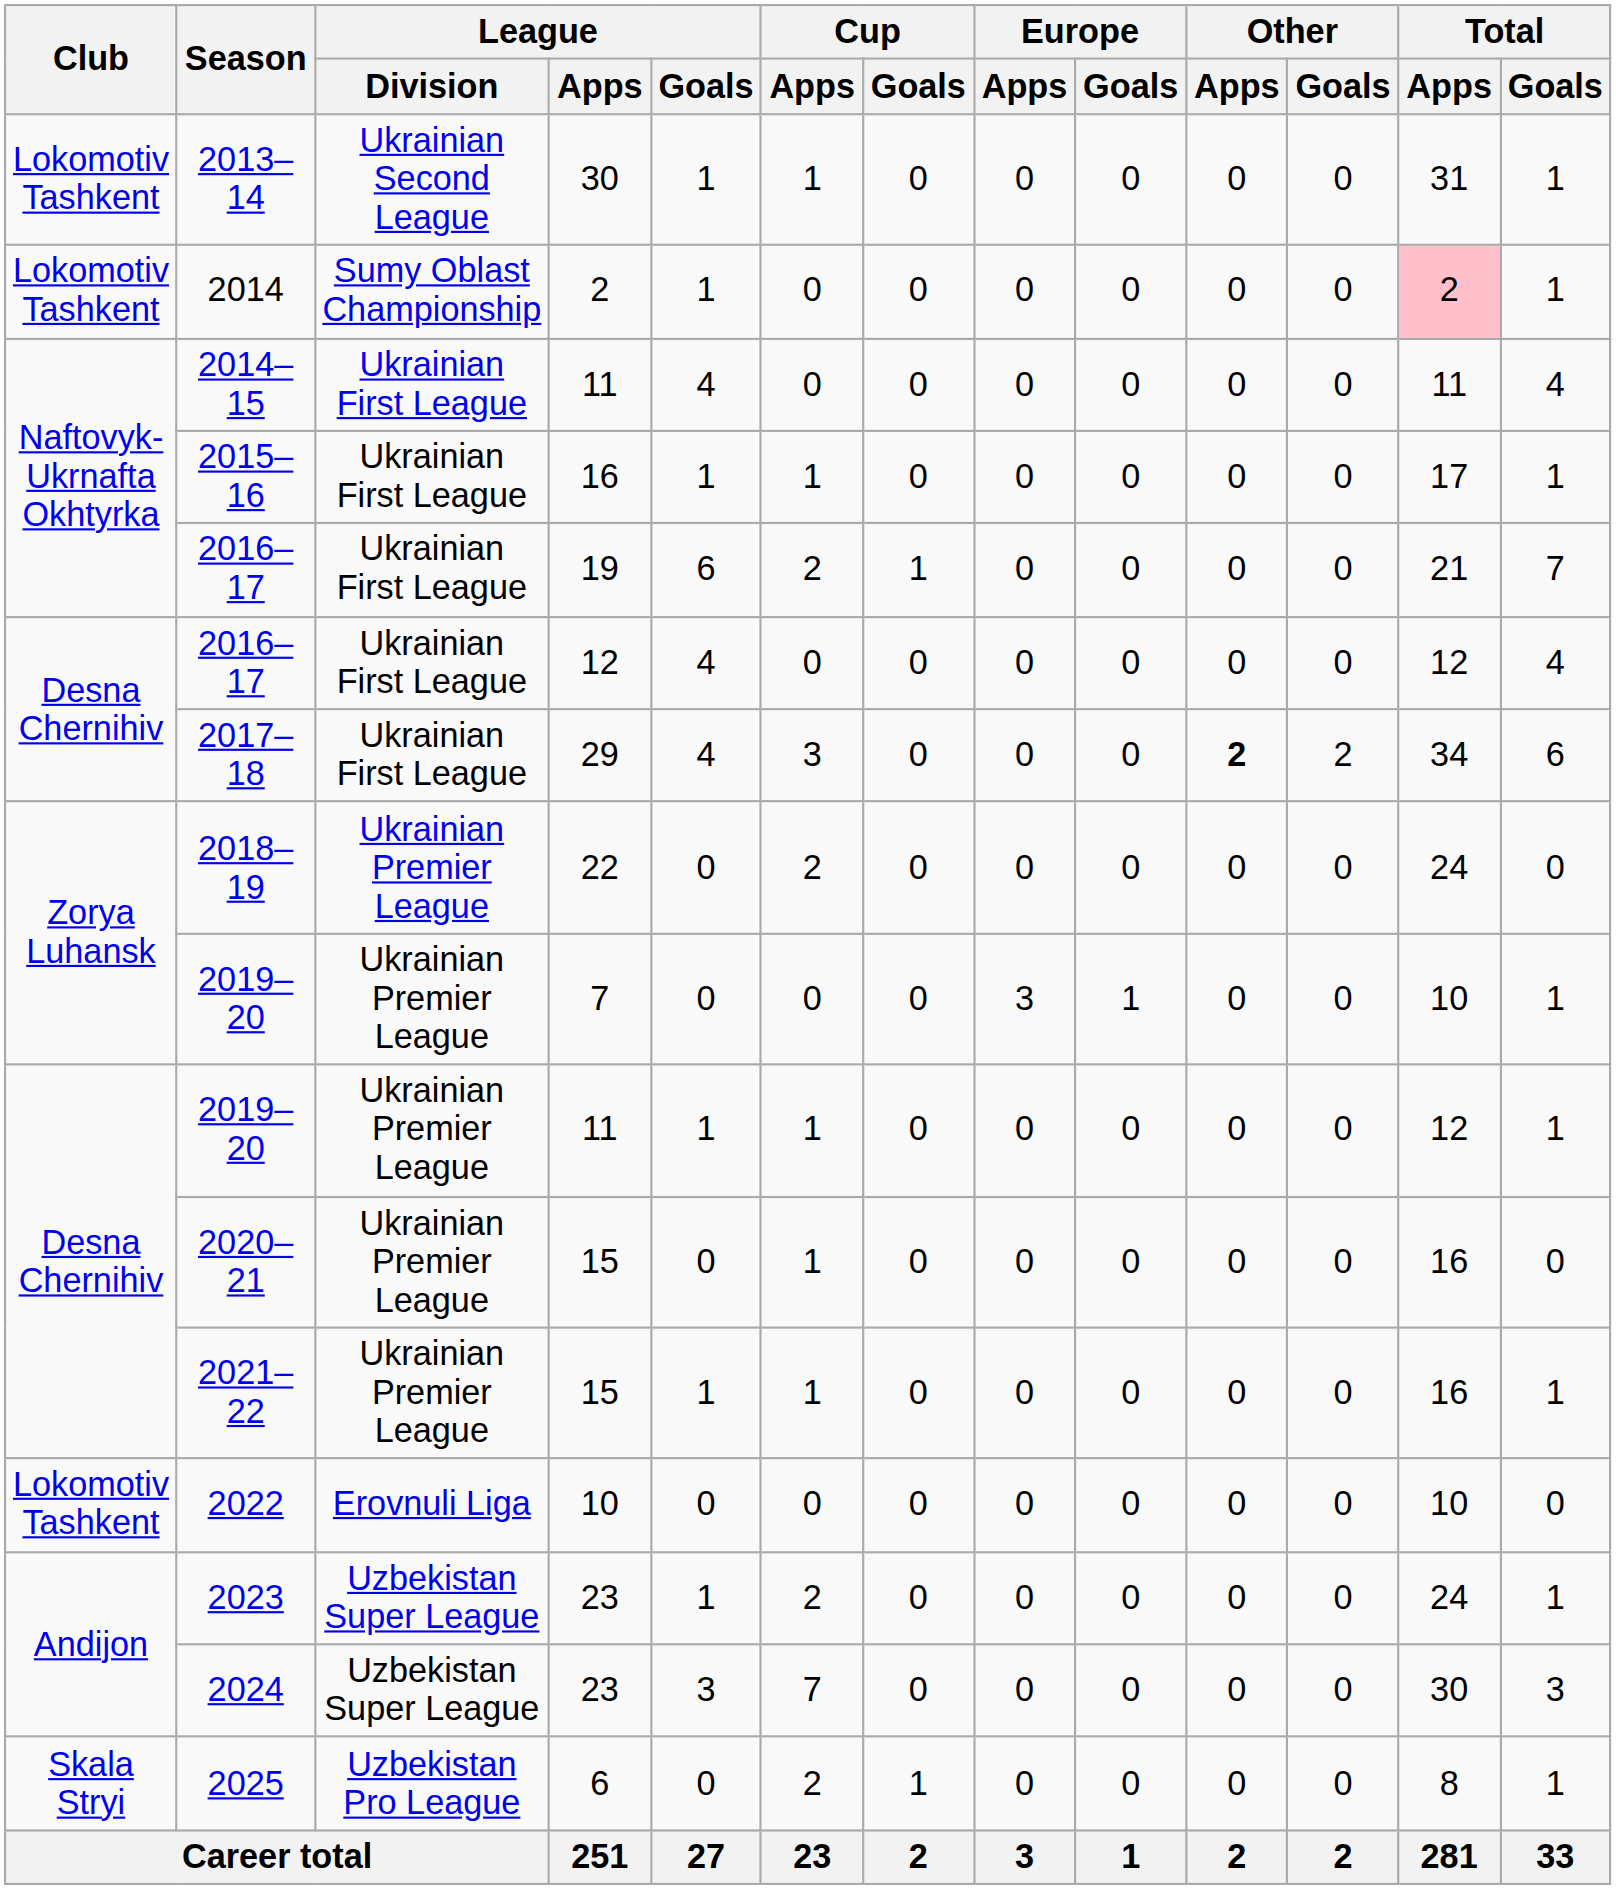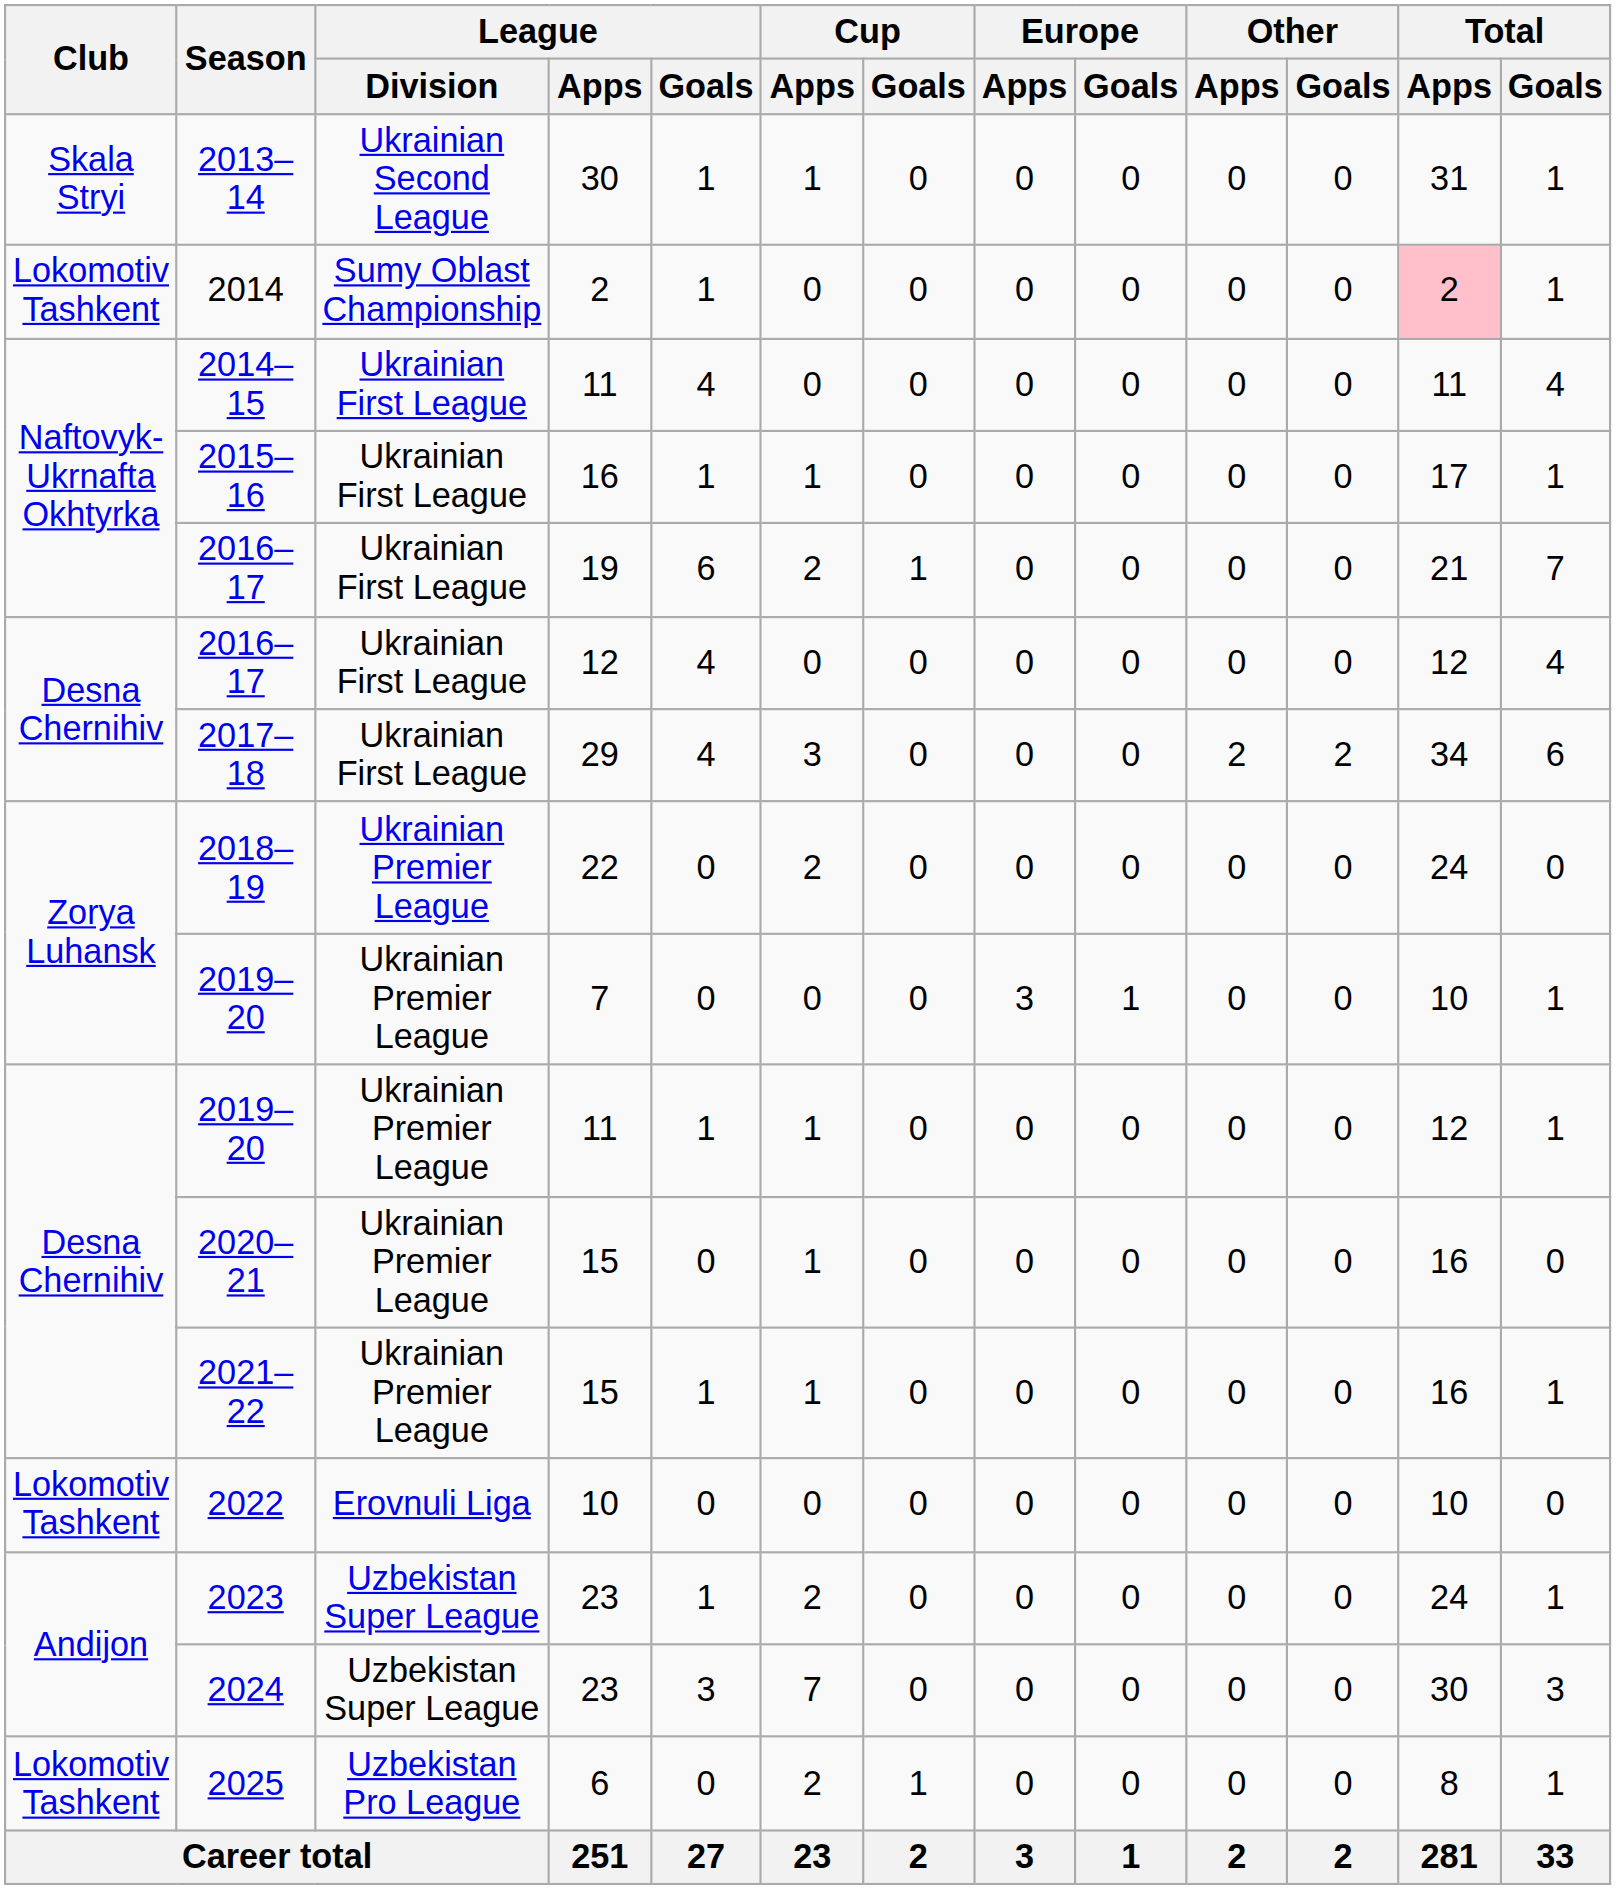(91, 178) Lokomotiv Tashkent -> (91, 178) Skala Stryi
(1237, 754) bold -> (1237, 754) normal
(91, 1782) Skala Stryi -> (91, 1782) Lokomotiv Tashkent
